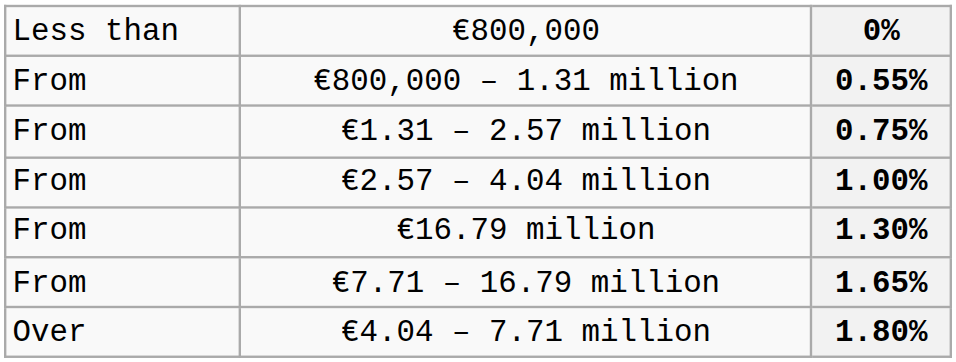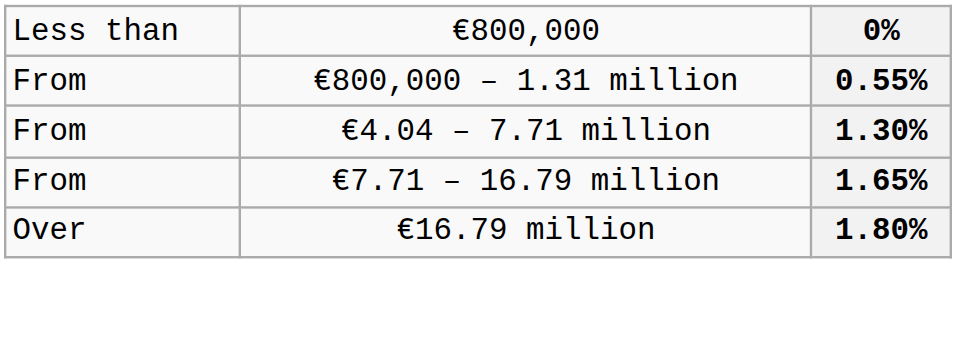- row: (881, 132)
- row: (881, 182)
(526, 232) €16.79 million -> (526, 132) €4.04 – 7.71 million
(526, 332) €4.04 – 7.71 million -> (526, 232) €16.79 million
